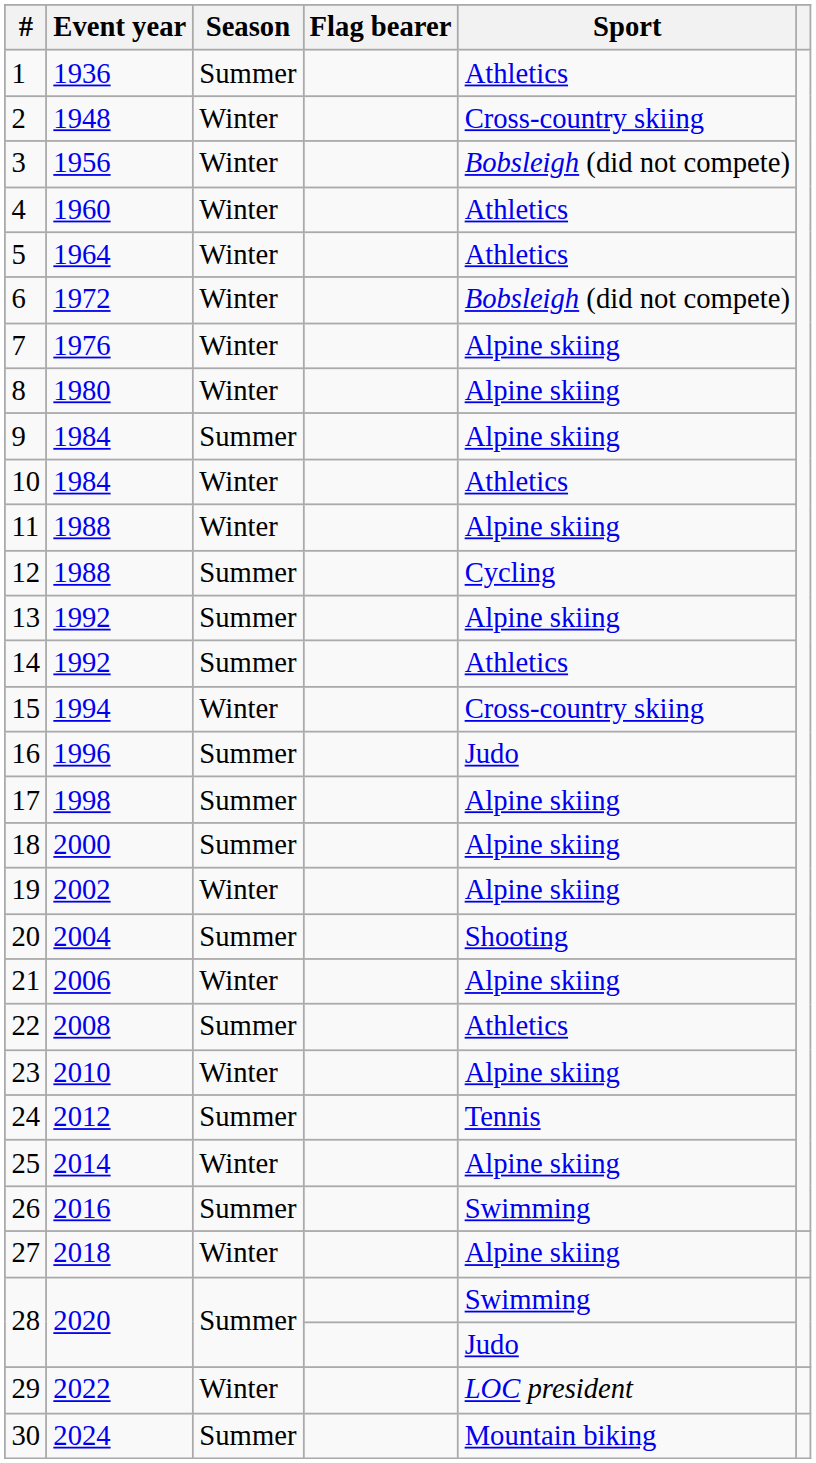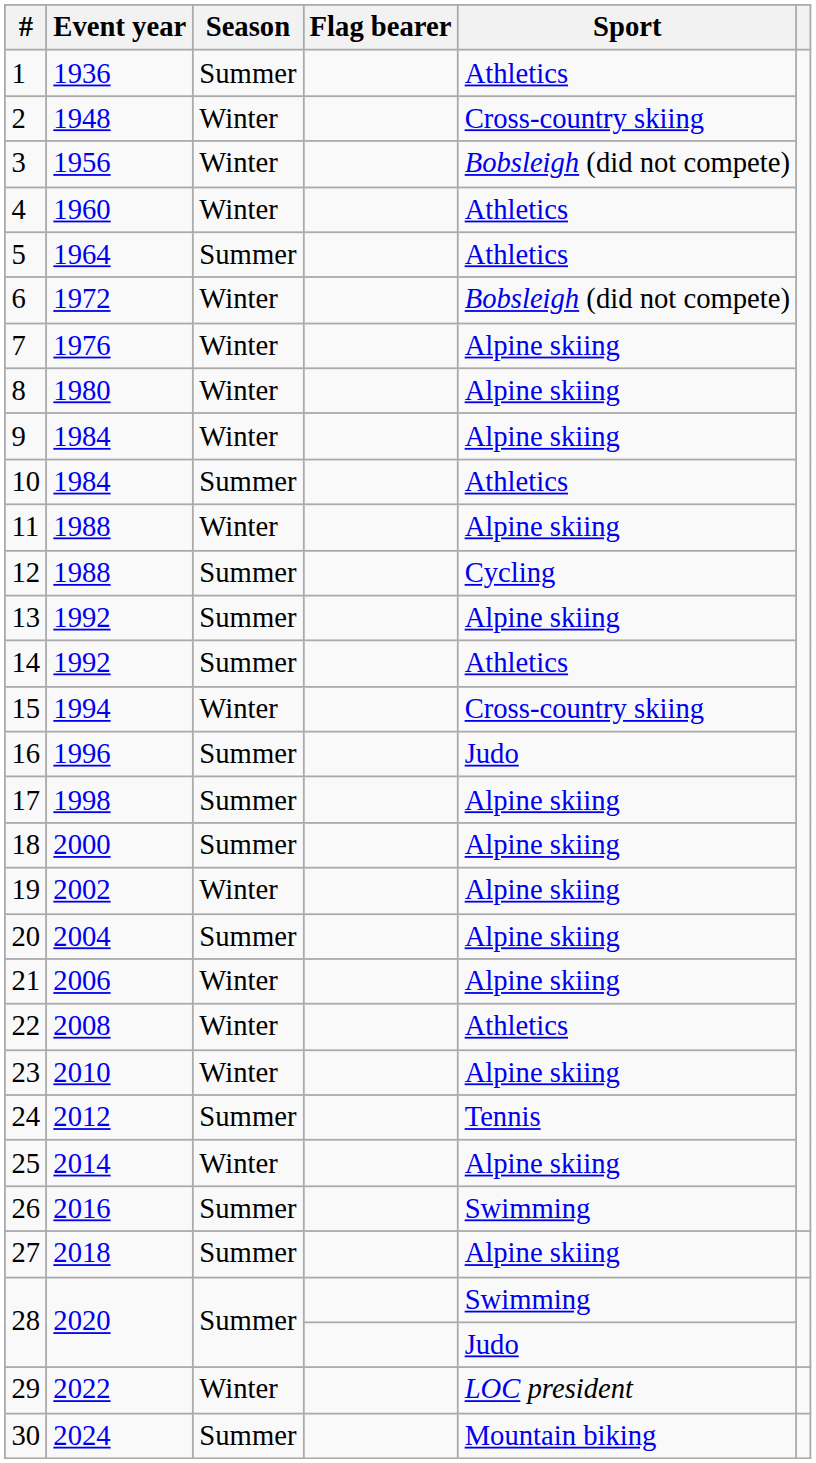(239, 254) Winter -> (248, 254) Summer
(248, 436) Summer -> (239, 436) Winter
(239, 481) Winter -> (248, 481) Summer
(516, 935) Shooting -> (542, 935) Alpine skiing
(248, 1026) Summer -> (239, 1026) Winter
(239, 1253) Winter -> (248, 1253) Summer
